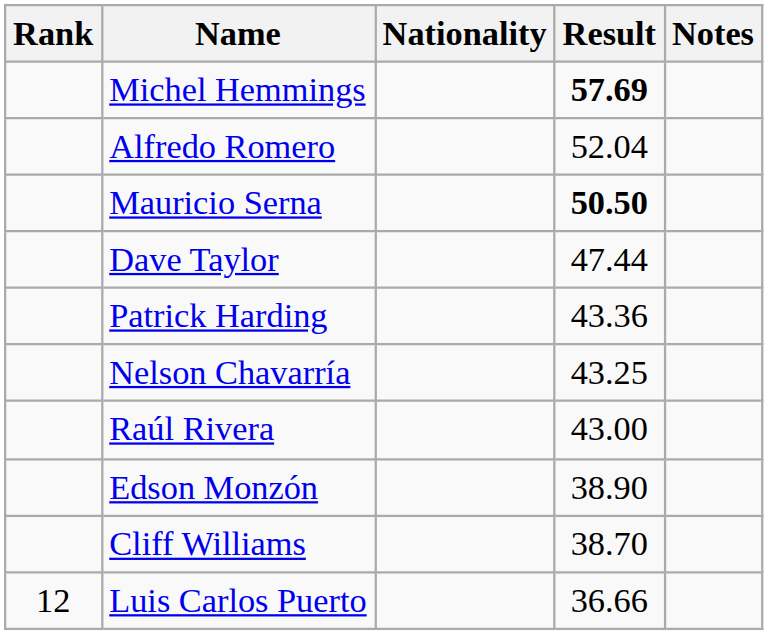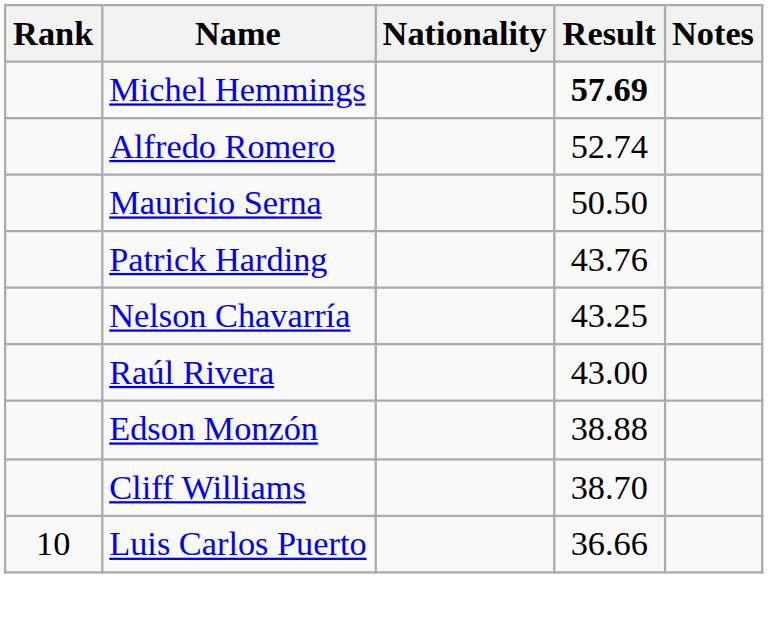(609, 146) 52.04 -> (609, 146) 52.74
(609, 202) bold -> (609, 202) normal
- row: (194, 259)
(609, 316) 43.36 -> (609, 259) 43.76
(609, 486) 38.90 -> (609, 429) 38.88
(53, 599) 12 -> (53, 542) 10
